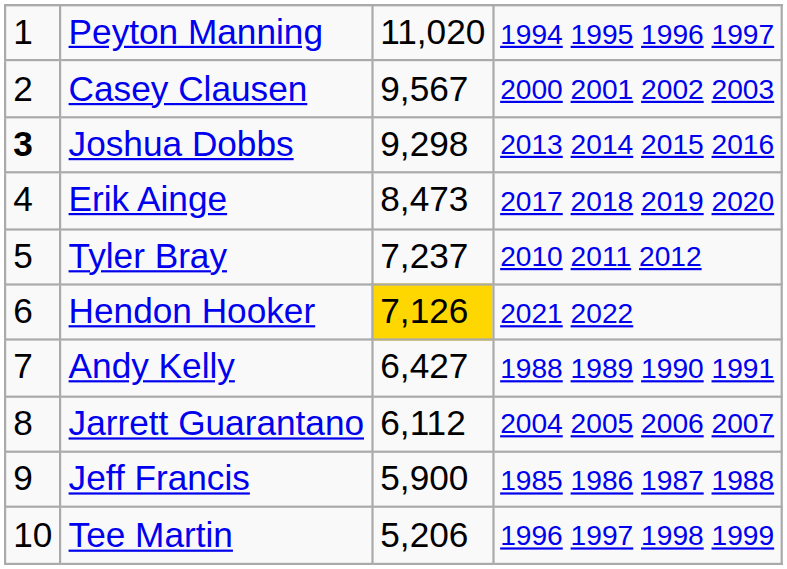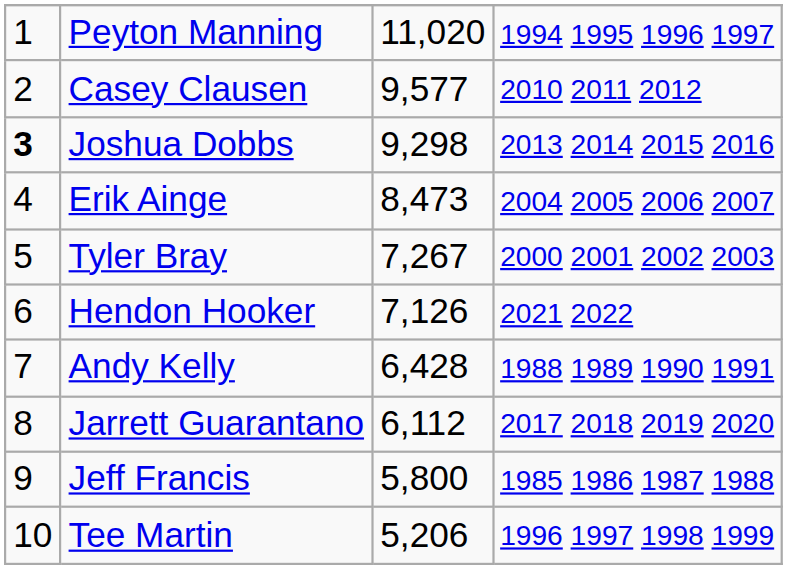(424, 88) 9,567 -> (424, 88) 9,577
(637, 89) 2000 2001 2002 2003 -> (601, 89) 2010 2011 2012
(637, 200) 2017 2018 2019 2020 -> (637, 200) 2004 2005 2006 2007
(424, 255) 7,237 -> (424, 255) 7,267
(601, 256) 2010 2011 2012 -> (637, 256) 2000 2001 2002 2003
(424, 311) gold background -> (424, 311) no background
(424, 367) 6,427 -> (424, 367) 6,428
(637, 424) 2004 2005 2006 2007 -> (637, 424) 2017 2018 2019 2020
(424, 479) 5,900 -> (424, 479) 5,800
